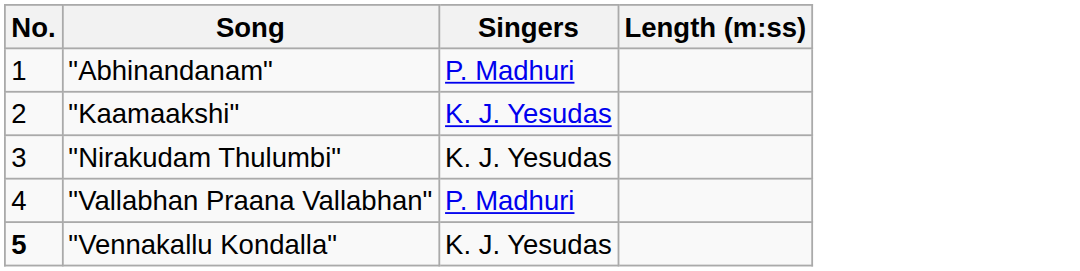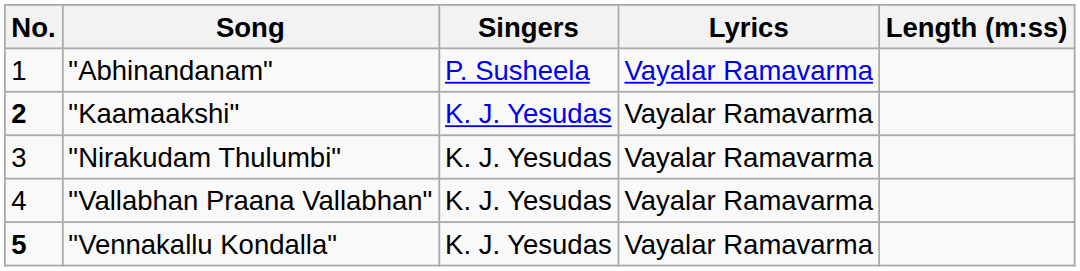+ column: (749, 27)
(510, 70) P. Madhuri -> (517, 70) P. Susheela
(19, 114) normal -> (19, 114) bold
(510, 201) P. Madhuri -> (528, 201) K. J. Yesudas
